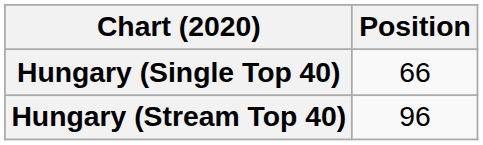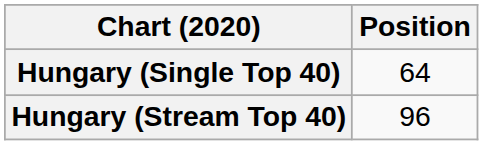(415, 71) 66 -> (415, 71) 64
